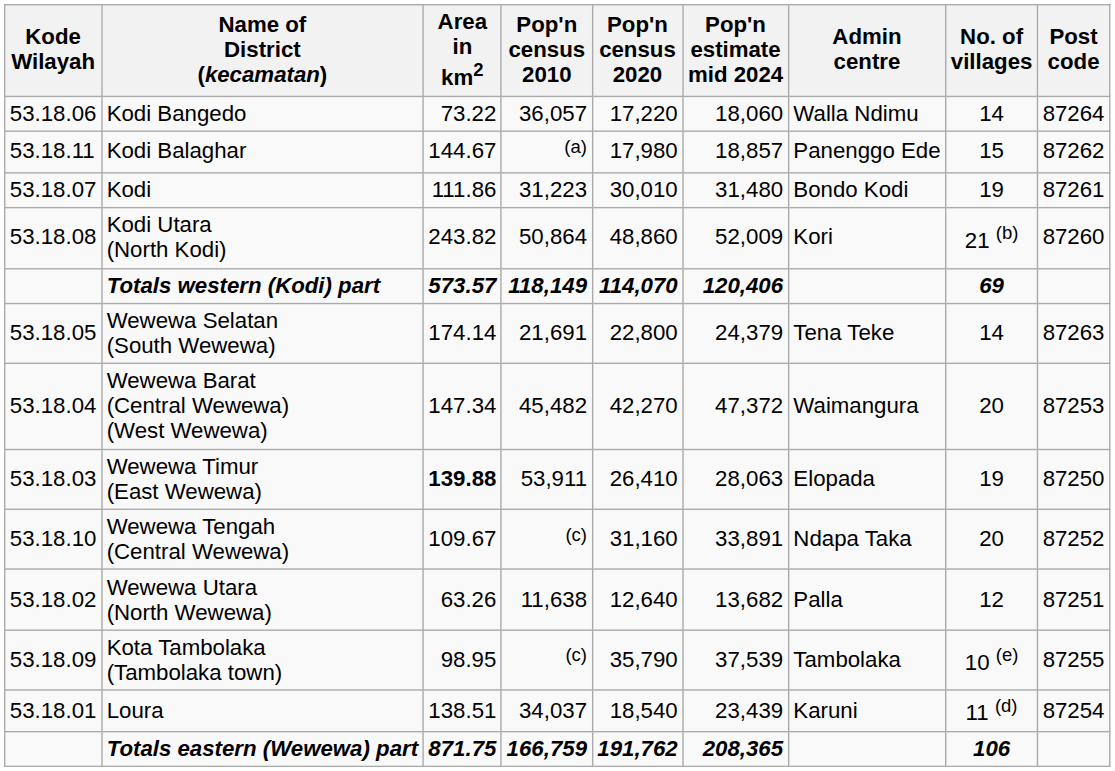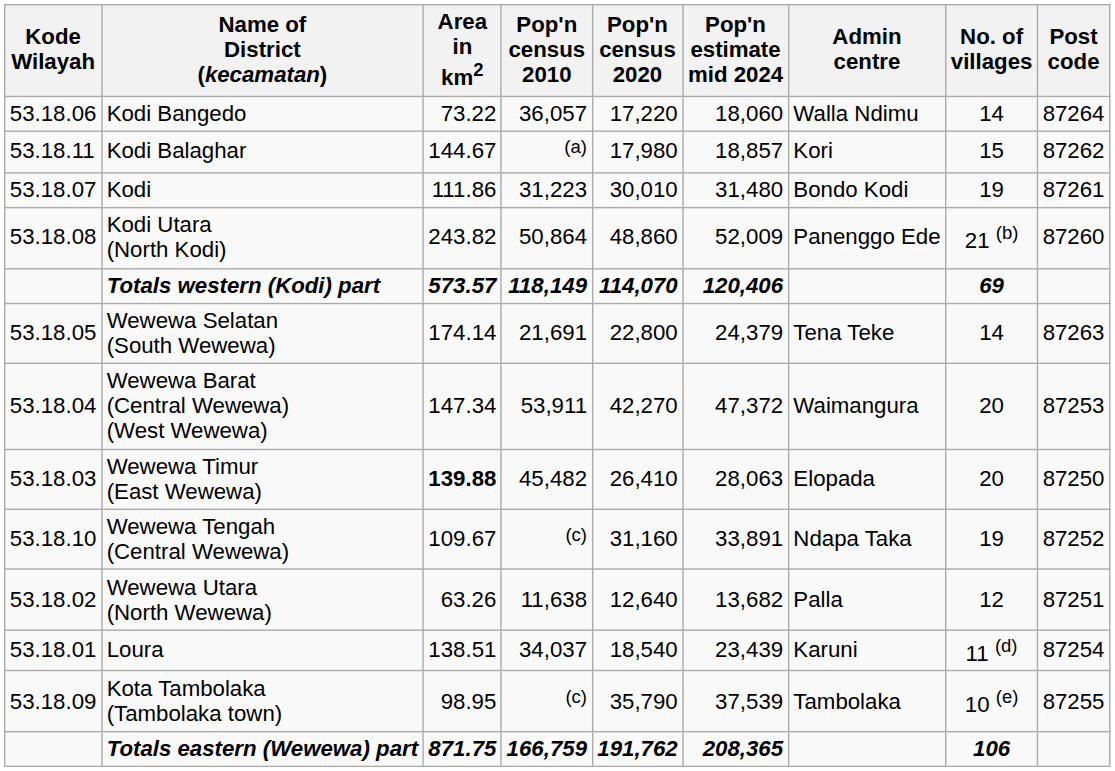(867, 151) Panenggo Ede -> (813, 151) Kori
(813, 237) Kori -> (867, 237) Panenggo Ede
(553, 406) 45,482 -> (554, 406) 53,911
(554, 478) 53,911 -> (553, 478) 45,482
(992, 478) 19 -> (992, 478) 20
(992, 539) 20 -> (992, 539) 19
rows swapped: (135, 710) <-> (194, 659)
